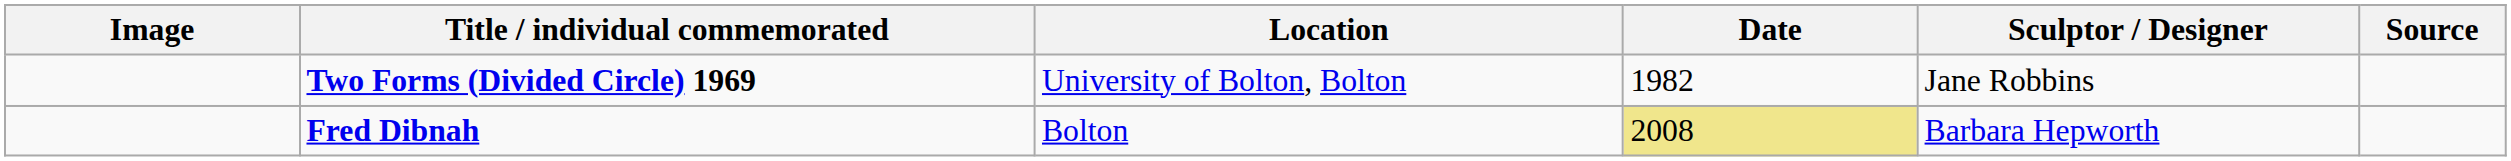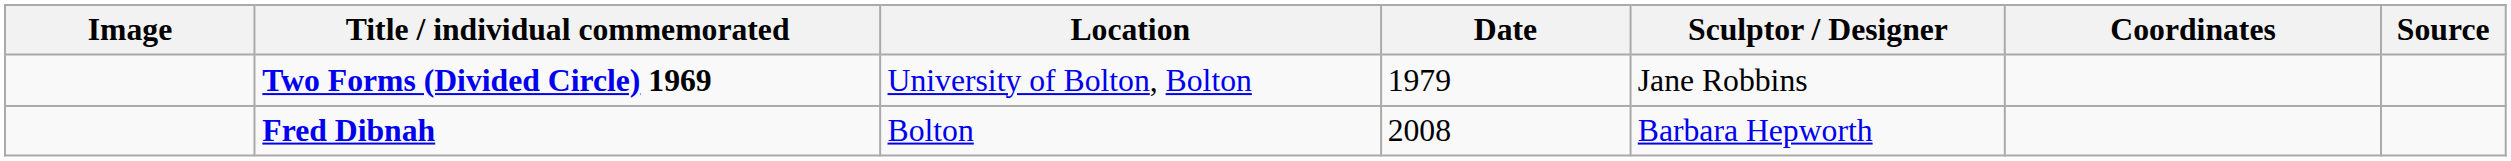+ column: (2193, 29)
(1662, 79) 1982 -> (1419, 79) 1979
(1662, 130) khaki background -> (1419, 130) no background
